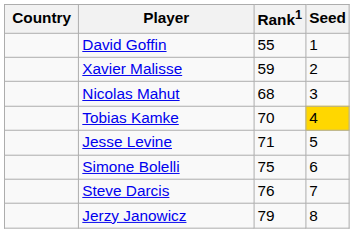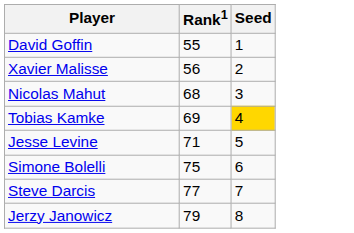- column: (42, 18)
(266, 69) 59 -> (192, 69) 56
(266, 118) 70 -> (192, 118) 69
(266, 191) 76 -> (192, 191) 77
